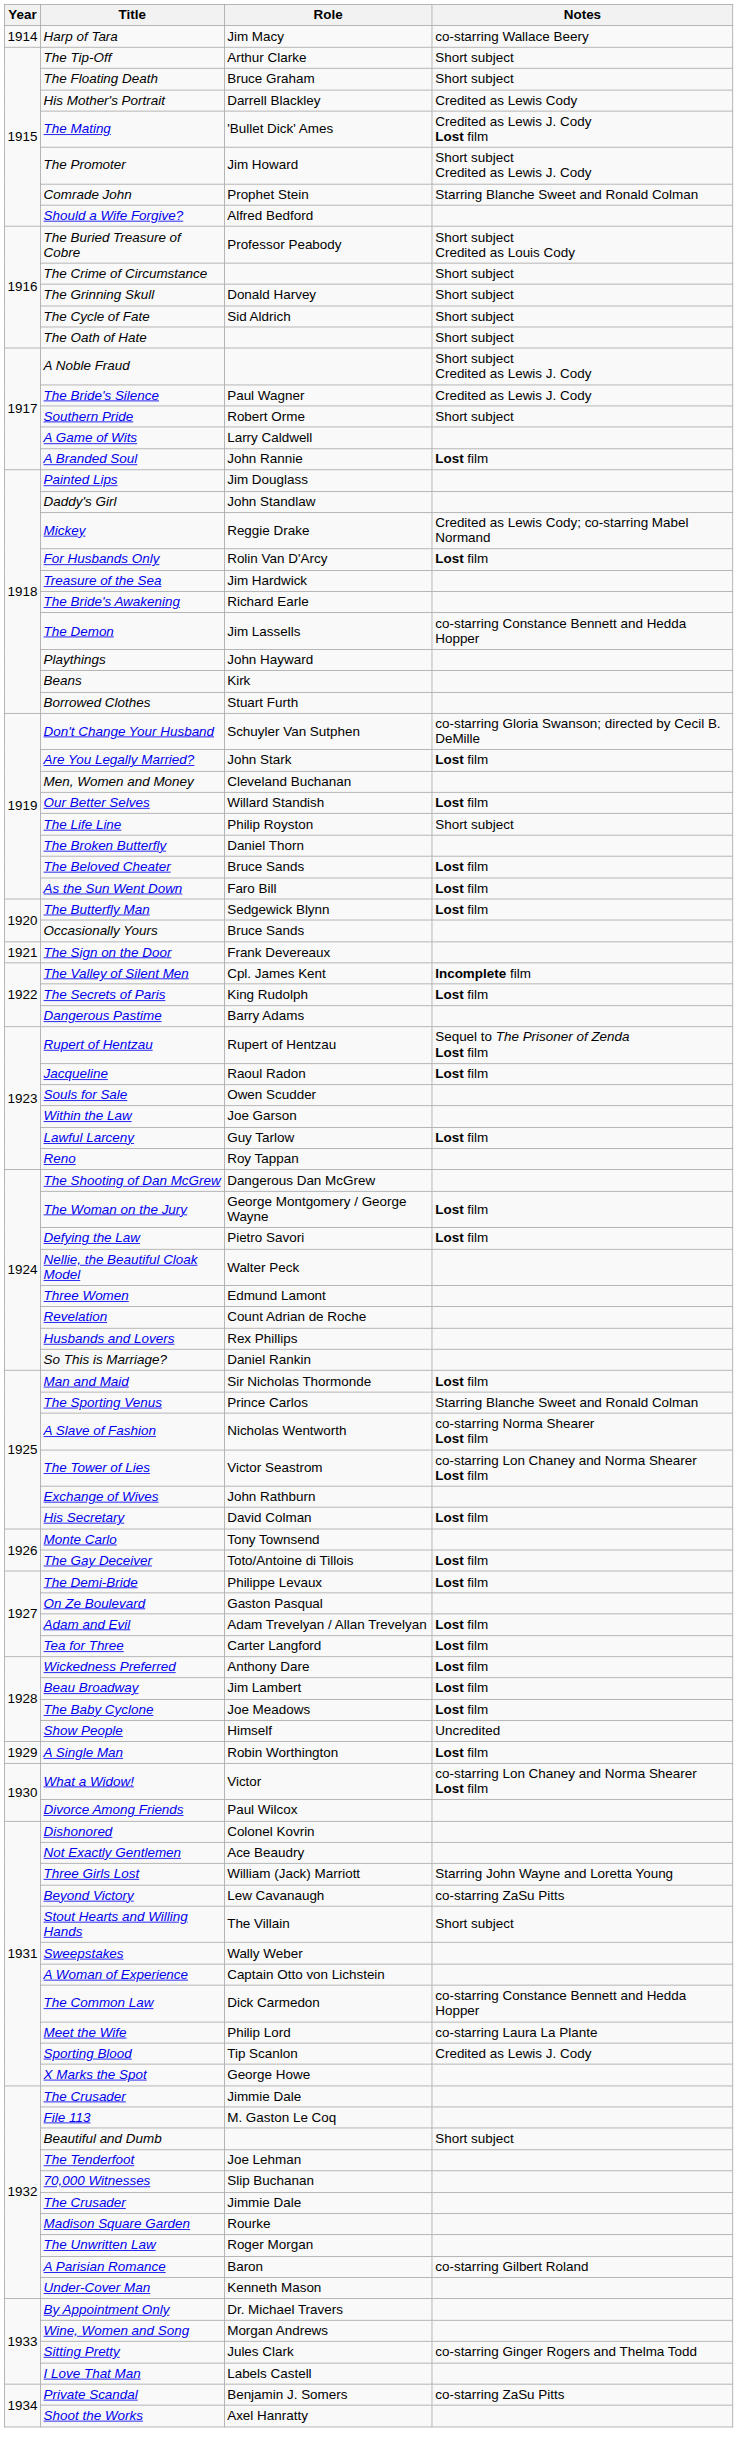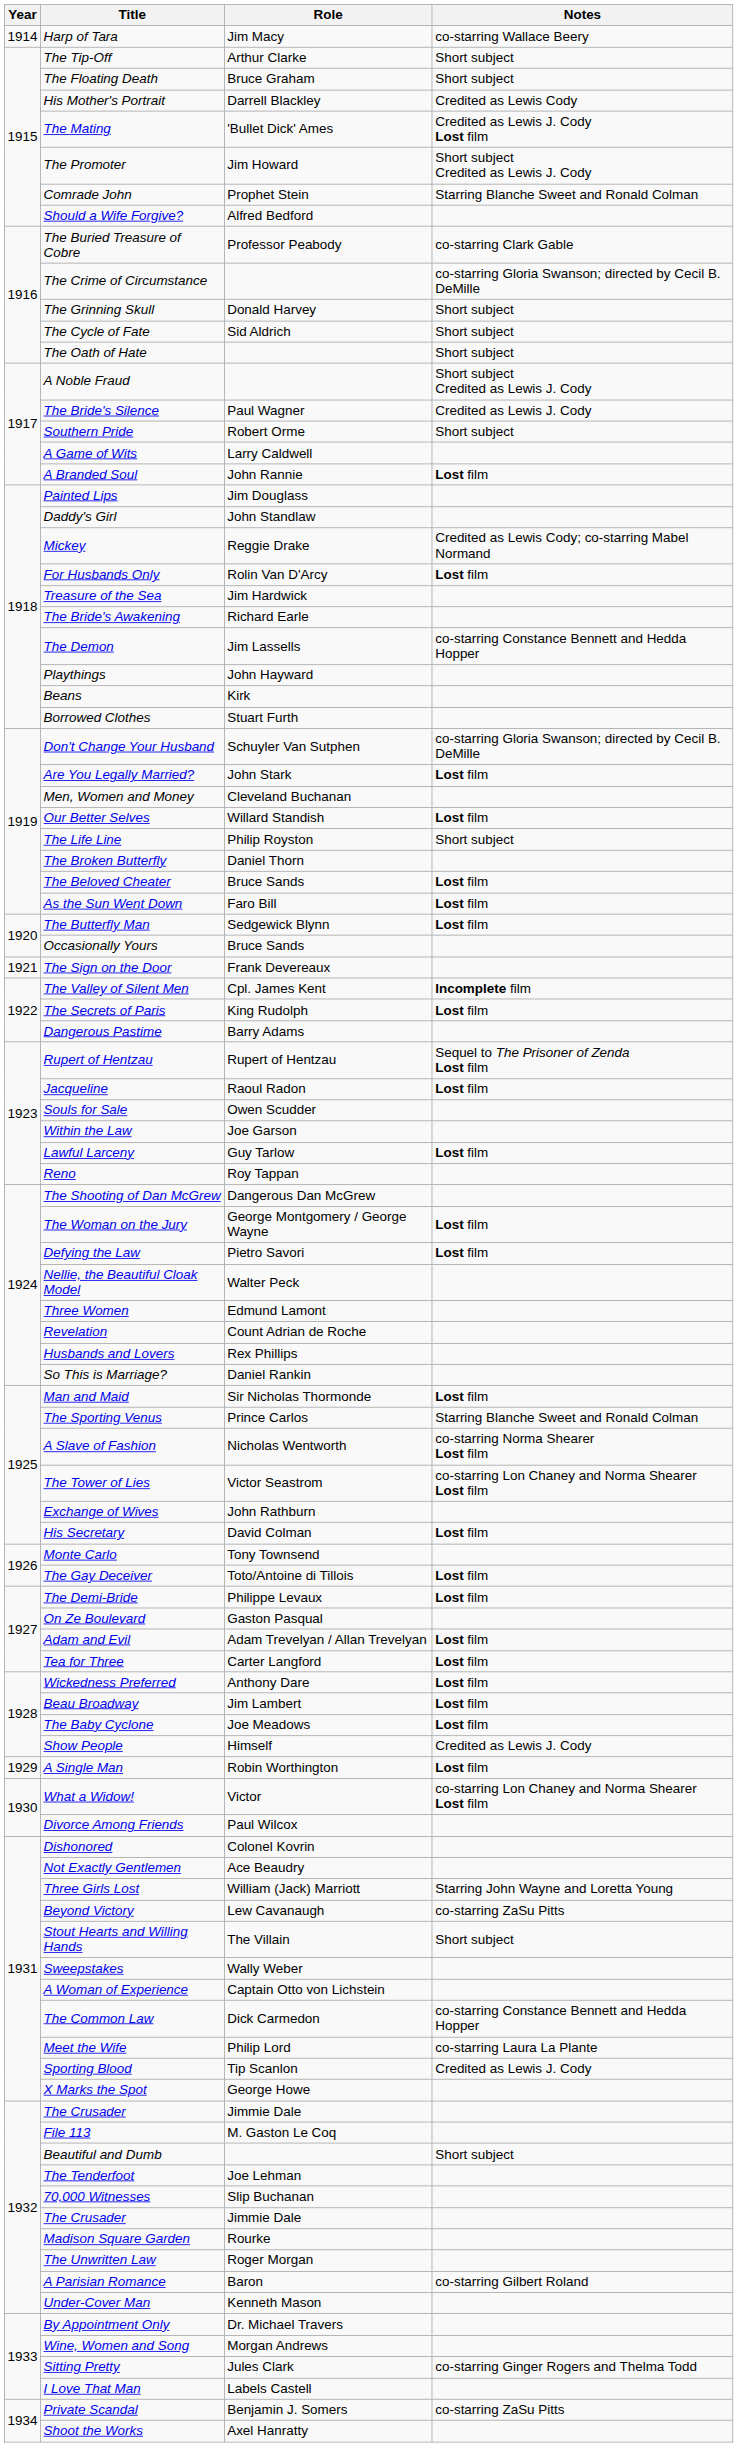(505, 244) Short subject Credited as Louis Cody -> (504, 244) co-starring Clark Gable
(474, 273) Short subject -> (578, 281) co-starring Gloria Swanson; directed by Cecil B. DeMille
(468, 1731) Uncredited -> (513, 1746) Credited as Lewis J. Cody
